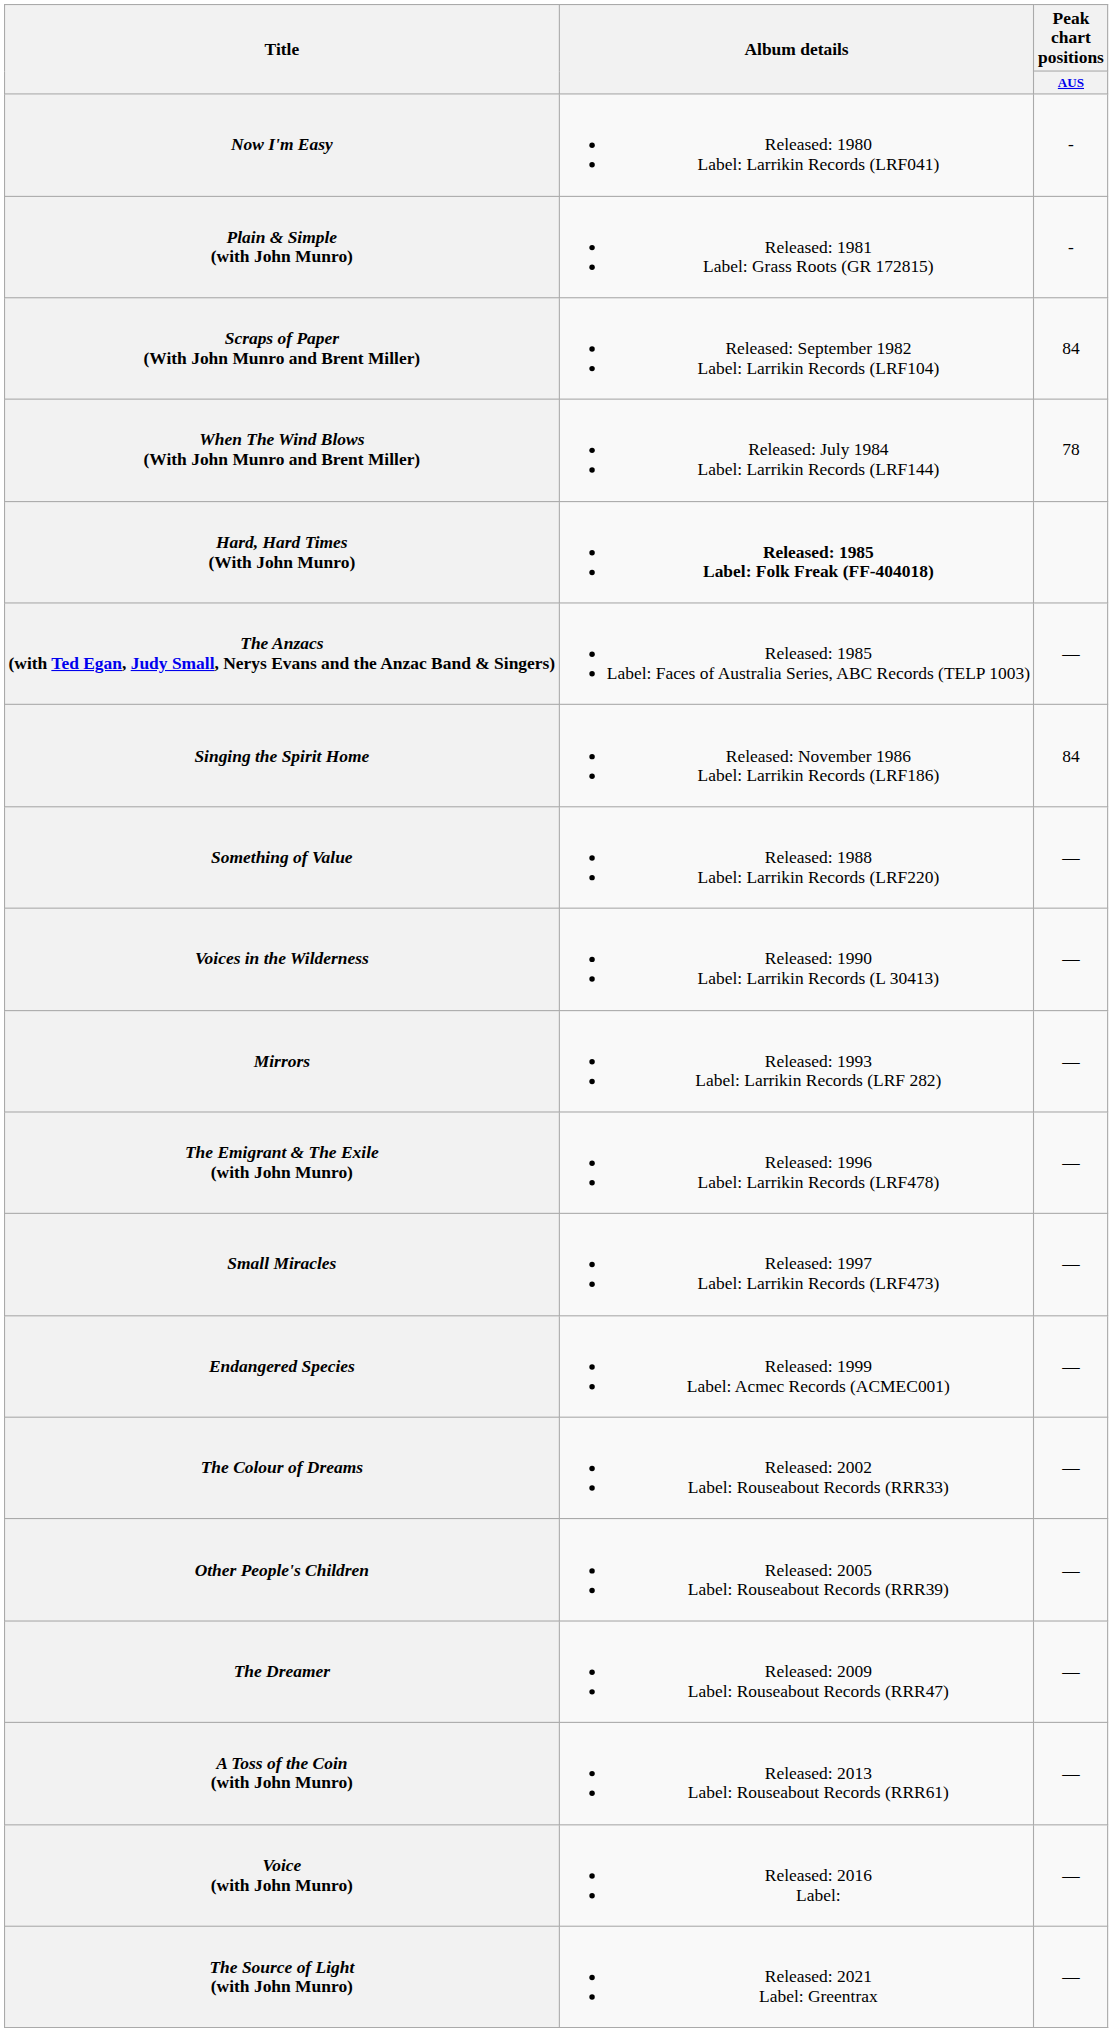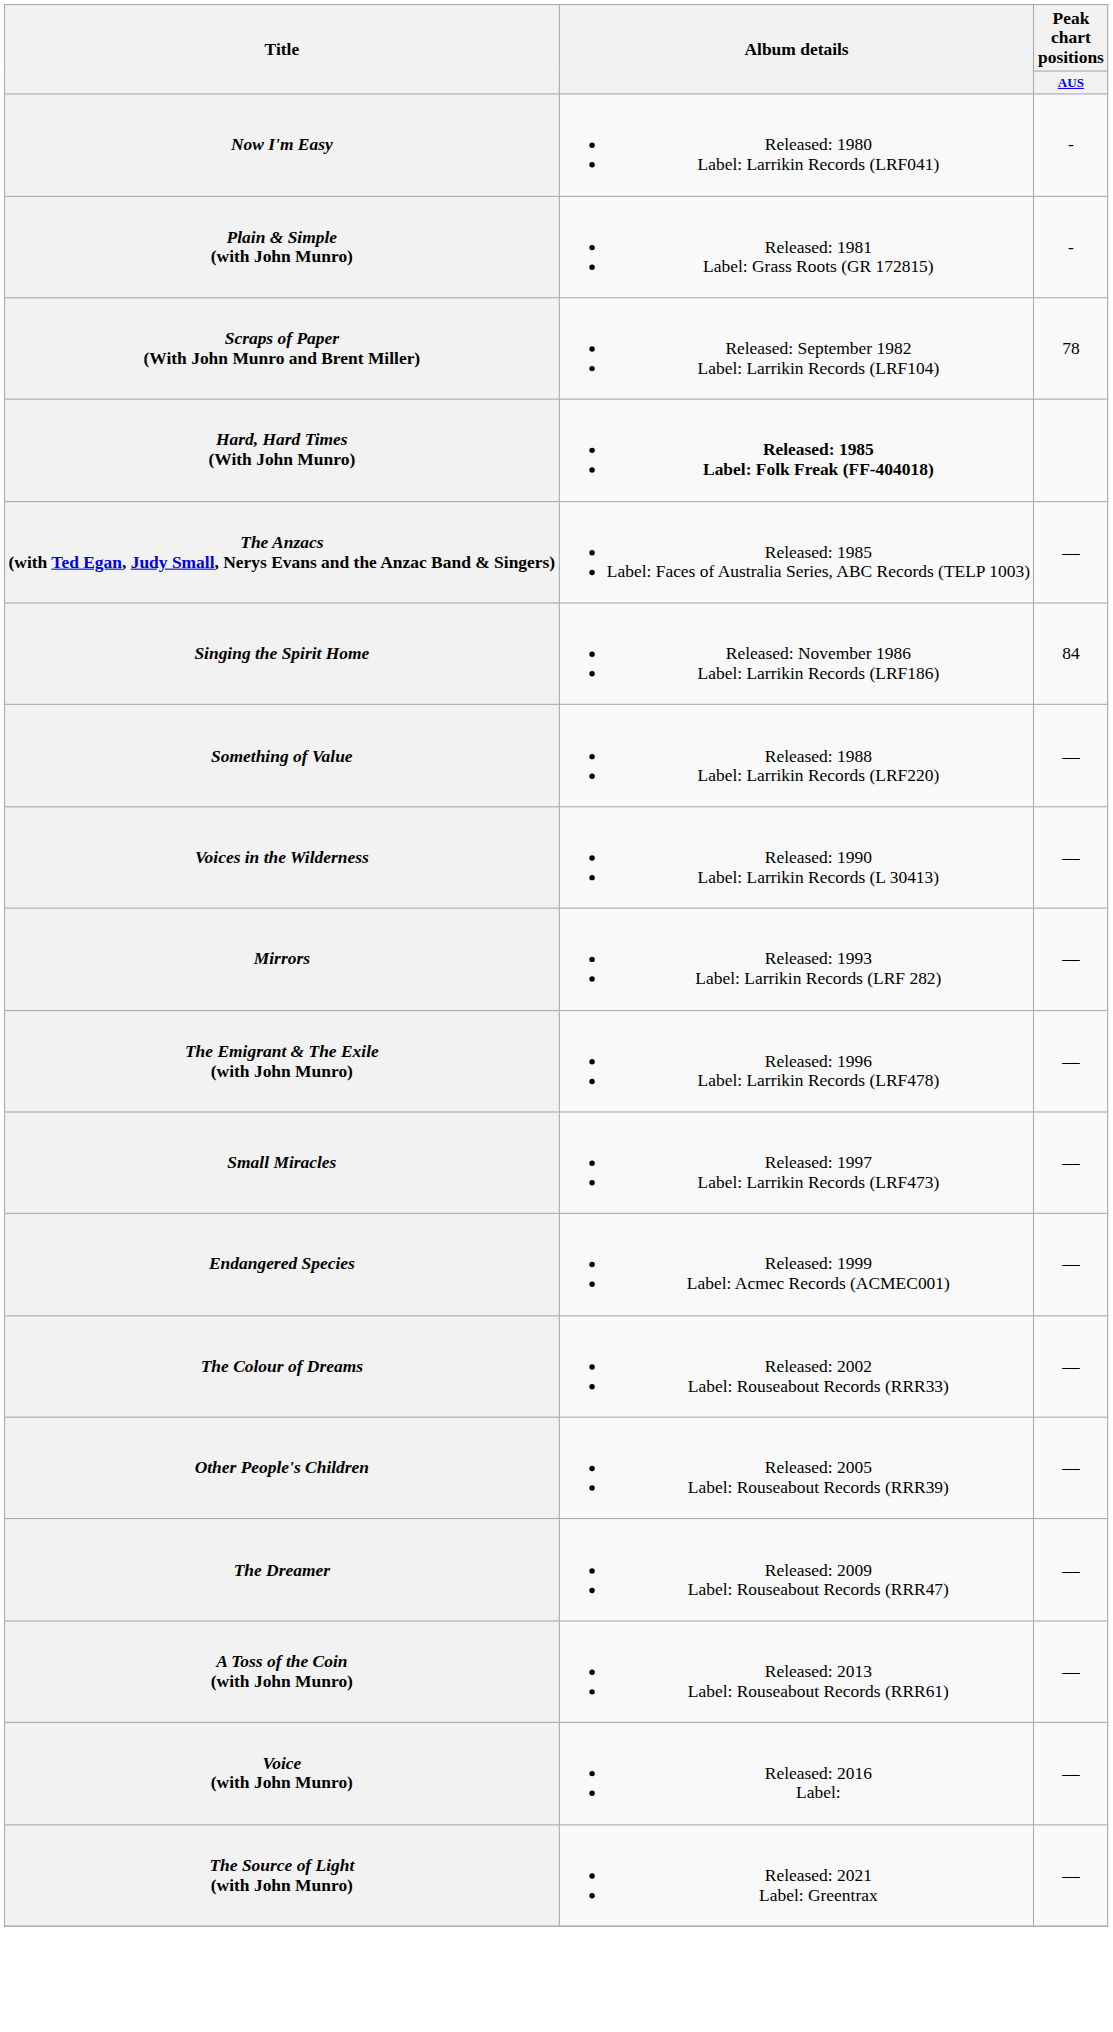(1071, 348) 84 -> (1071, 348) 78
- row: (282, 450)
